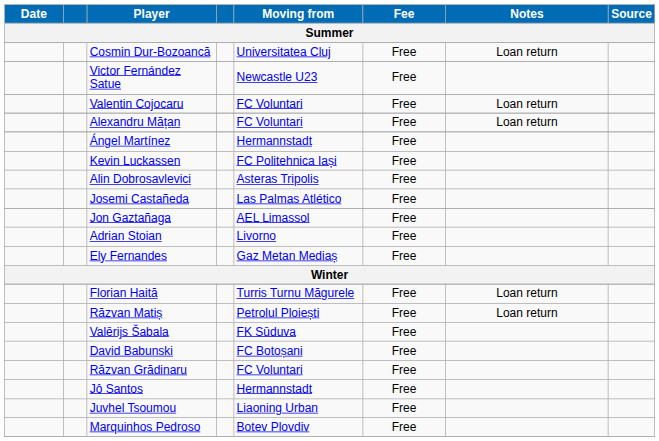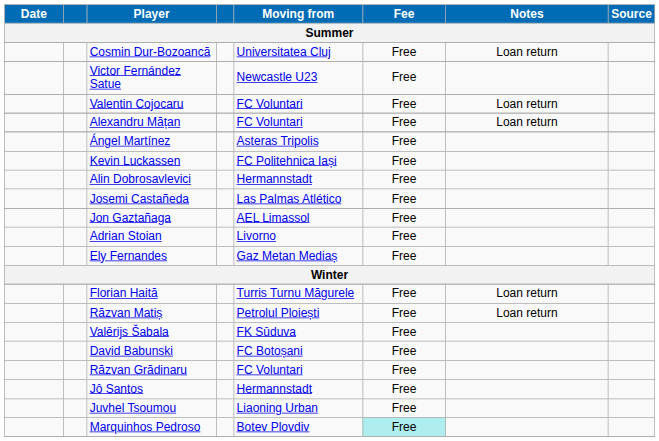(274, 141) Hermannstadt -> (278, 141) Asteras Tripolis
(278, 179) Asteras Tripolis -> (274, 179) Hermannstadt
(404, 427) no background -> (404, 427) paleturquoise background
